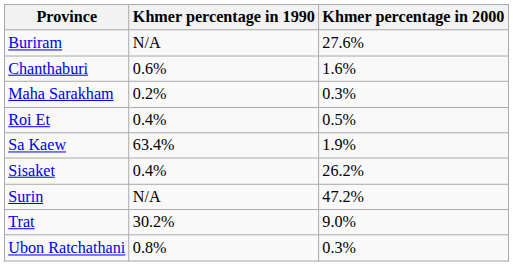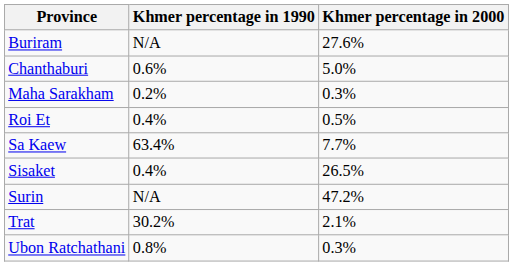(339, 68) 1.6% -> (339, 68) 5.0%
(339, 145) 1.9% -> (339, 145) 7.7%
(343, 171) 26.2% -> (343, 171) 26.5%
(339, 222) 9.0% -> (339, 222) 2.1%
